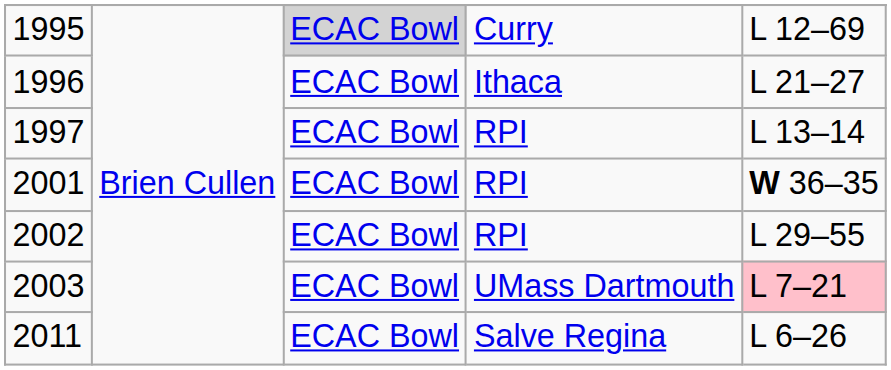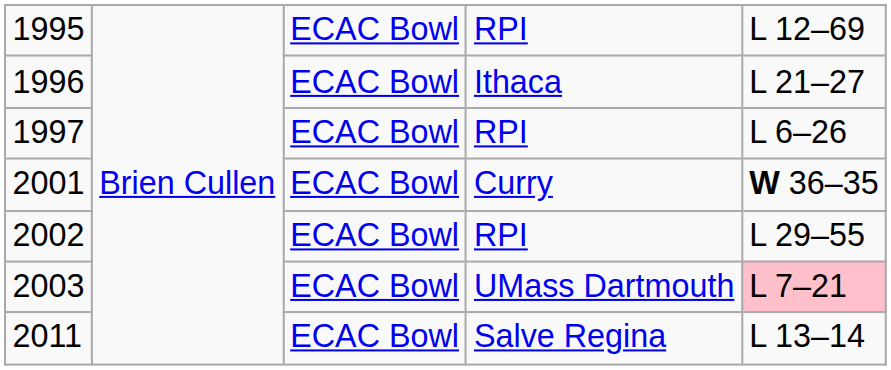(375, 30) lightgrey background -> (375, 30) no background
(513, 30) Curry -> (501, 30) RPI
(807, 132) L 13–14 -> (798, 132) L 6–26
(501, 183) RPI -> (513, 183) Curry
(798, 337) L 6–26 -> (807, 337) L 13–14
